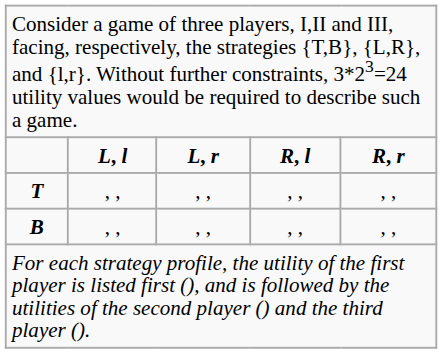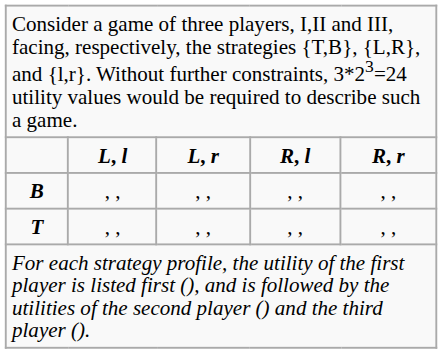rows swapped: (37, 191) <-> (37, 226)
